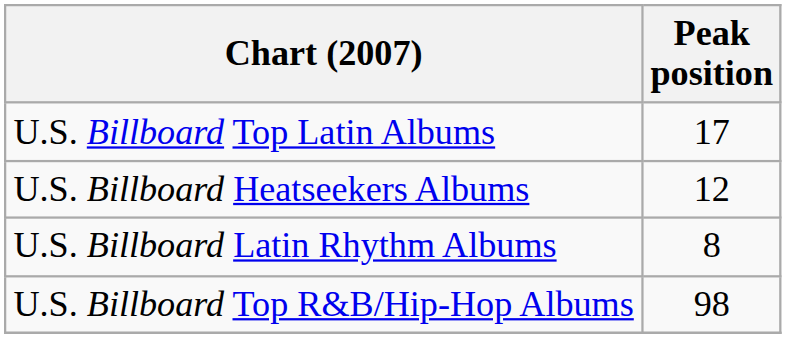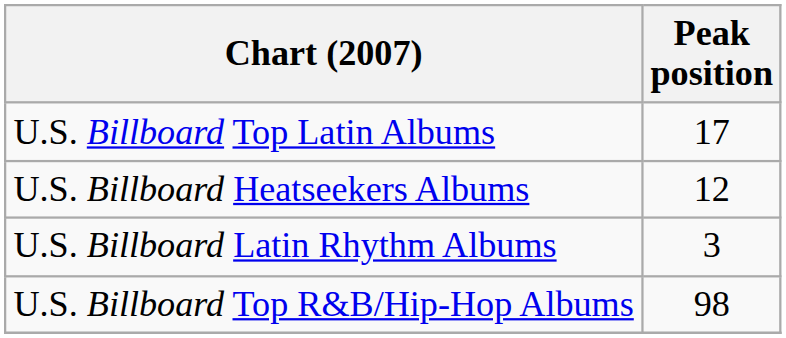(712, 245) 8 -> (712, 245) 3
